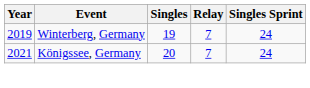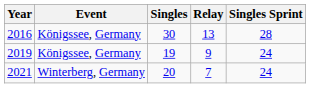+ row: (20, 33)
(91, 33) Winterberg, Germany -> (89, 53) Königssee, Germany
(208, 33) 7 -> (208, 53) 9
(89, 53) Königssee, Germany -> (91, 72) Winterberg, Germany
